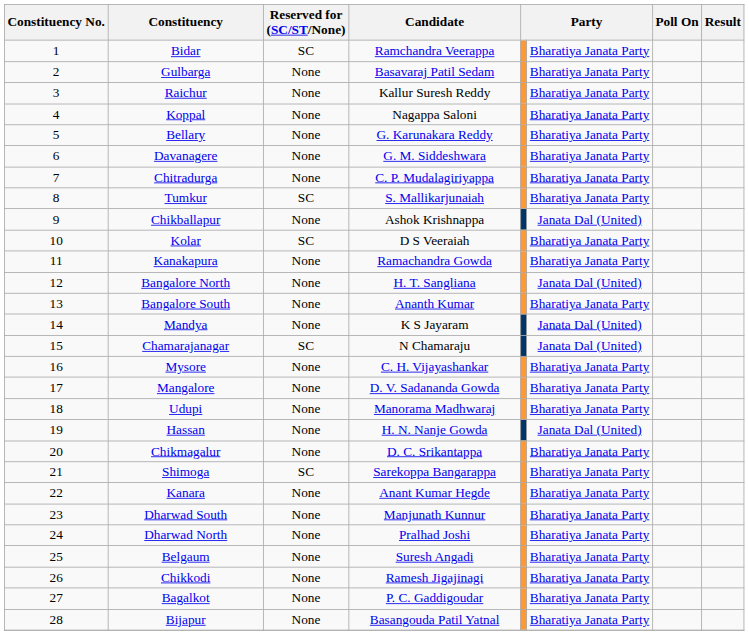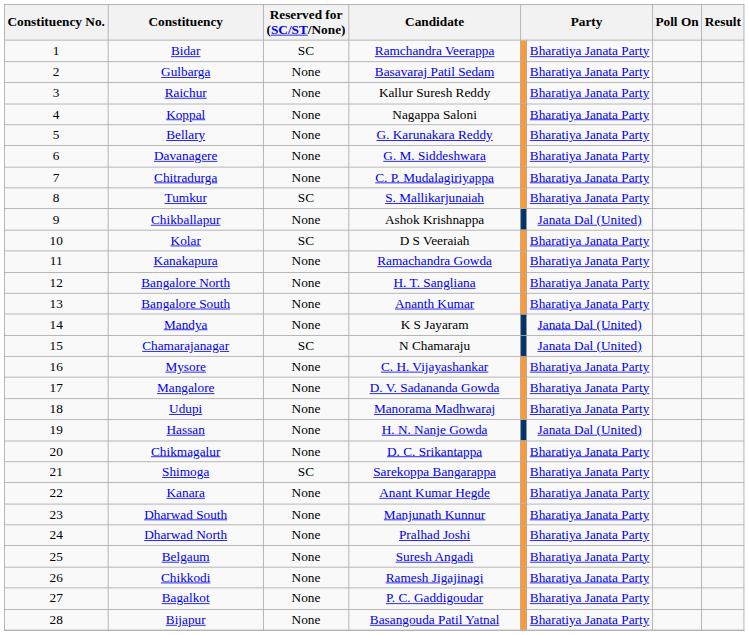(590, 282) Janata Dal (United) -> (590, 282) Bharatiya Janata Party
